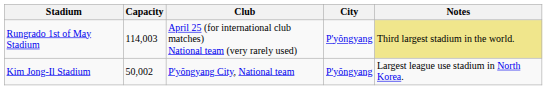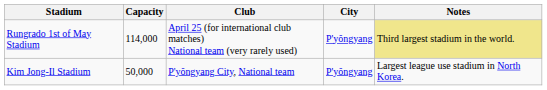(141, 39) 114,003 -> (141, 39) 114,000
(139, 71) 50,002 -> (139, 71) 50,000
